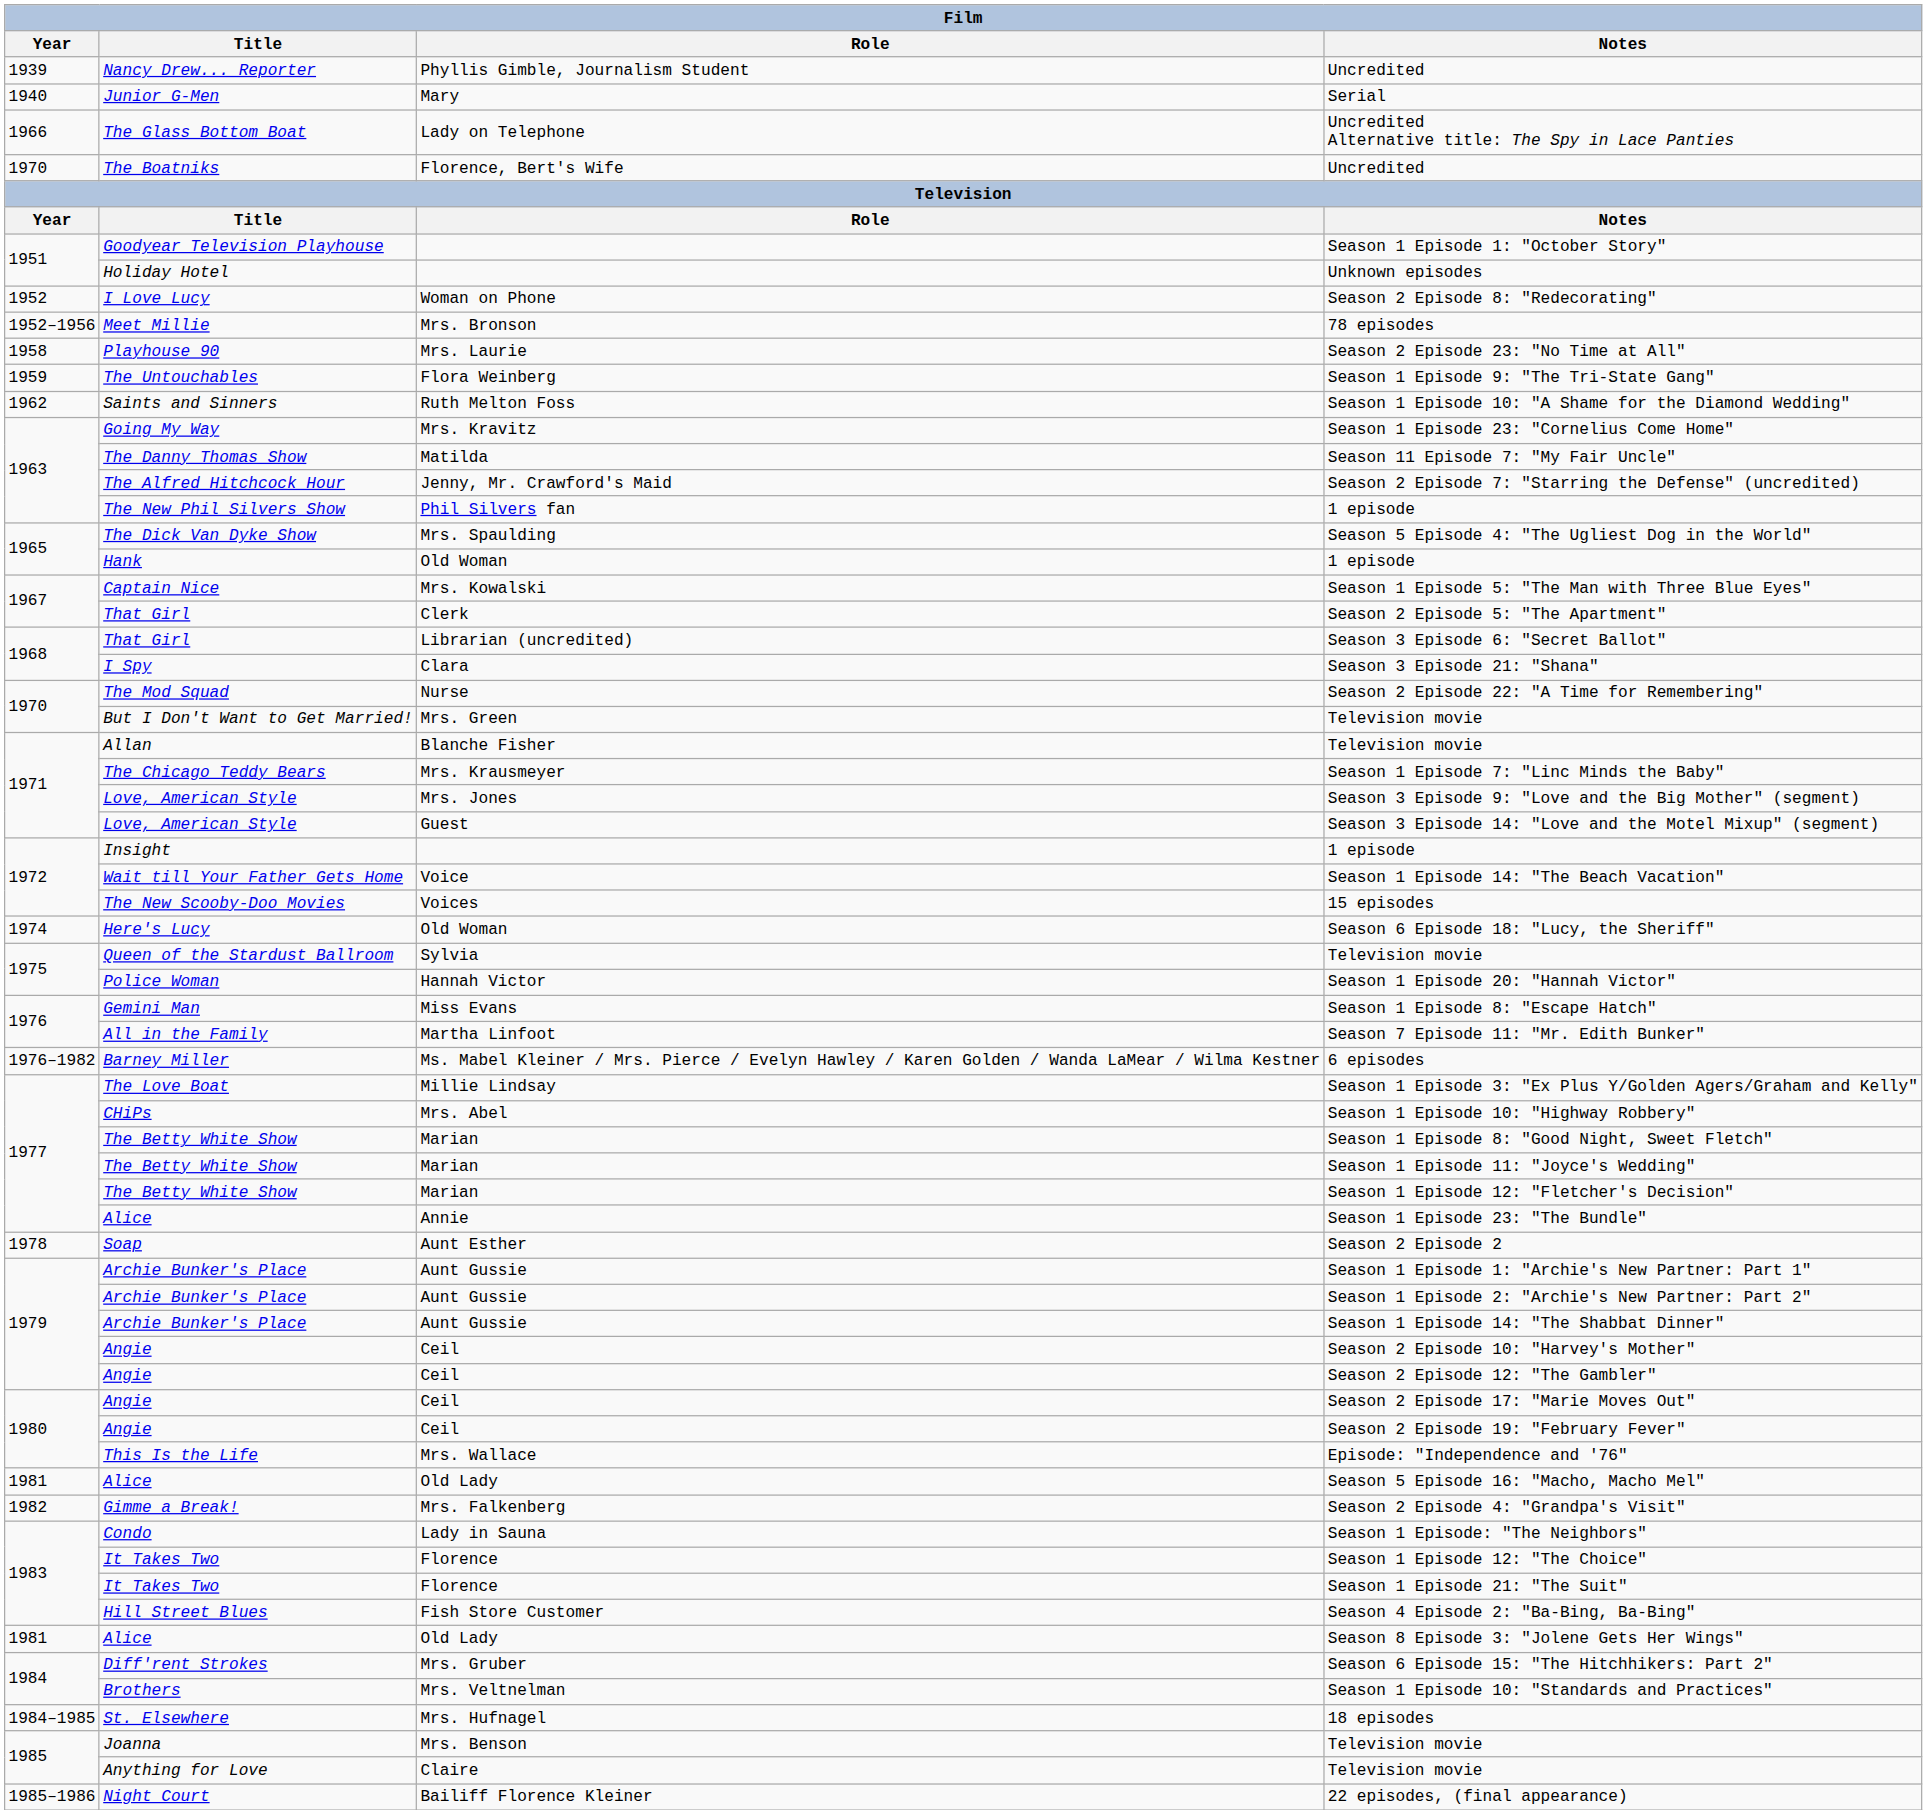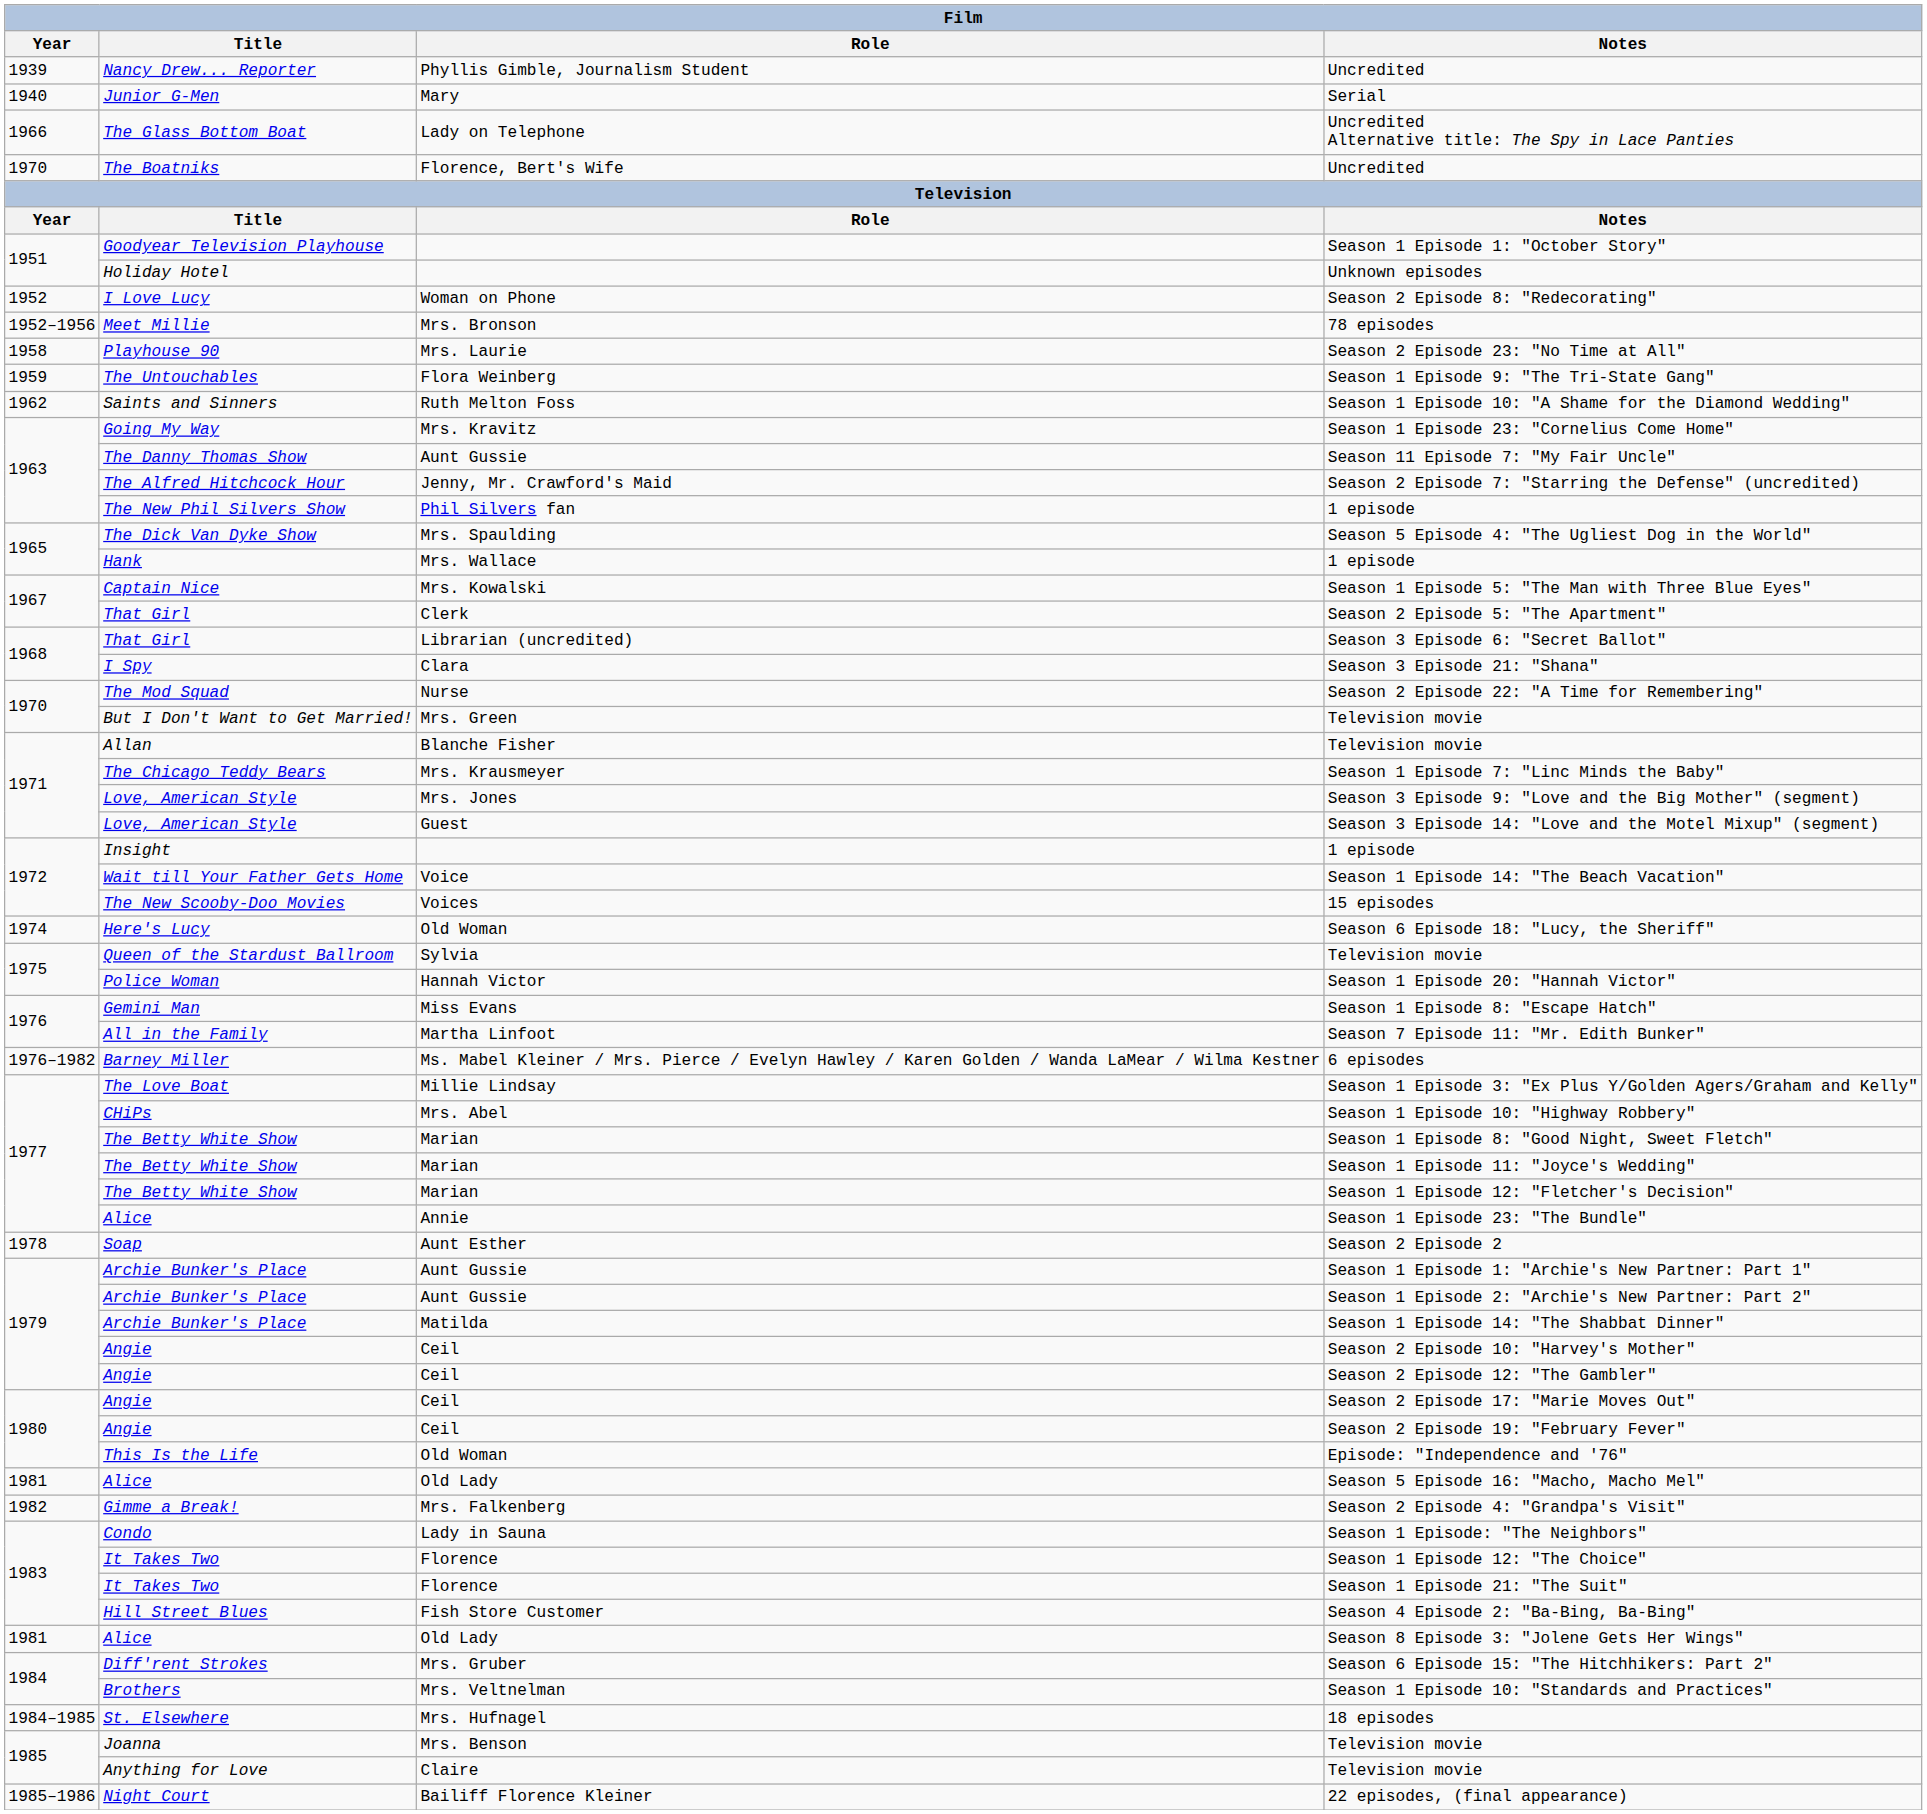(454, 457) Matilda -> (474, 457) Aunt Gussie
(464, 562) Old Woman -> (478, 562) Mrs. Wallace
(474, 1324) Aunt Gussie -> (454, 1324) Matilda
(478, 1455) Mrs. Wallace -> (464, 1455) Old Woman
